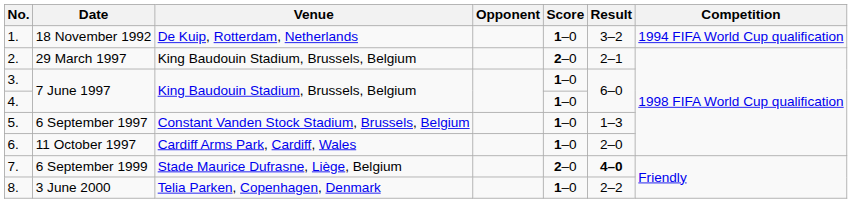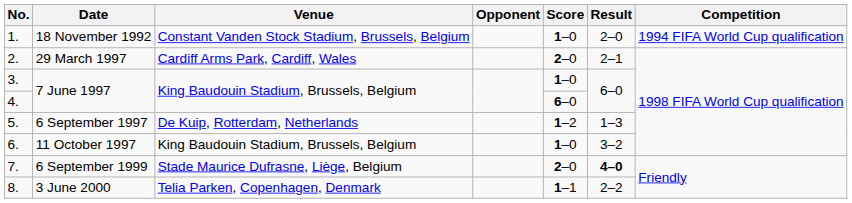(258, 36) De Kuip, Rotterdam, Netherlands -> (314, 36) Constant Vanden Stock Stadium, Brussels, Belgium
(611, 36) 3–2 -> (611, 36) 2–0
(287, 58) King Baudouin Stadium, Brussels, Belgium -> (257, 58) Cardiff Arms Park, Cardiff, Wales
(565, 101) 1–0 -> (565, 101) 6–0
(314, 123) Constant Vanden Stock Stadium, Brussels, Belgium -> (258, 123) De Kuip, Rotterdam, Netherlands
(565, 123) 1–0 -> (565, 123) 1–2
(257, 144) Cardiff Arms Park, Cardiff, Wales -> (287, 144) King Baudouin Stadium, Brussels, Belgium
(611, 144) 2–0 -> (611, 144) 3–2
(565, 187) 1–0 -> (565, 187) 1–1
